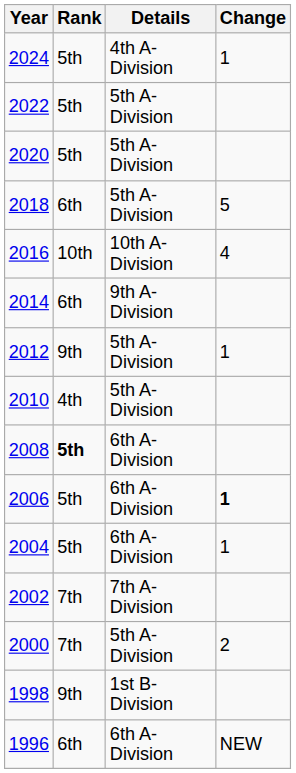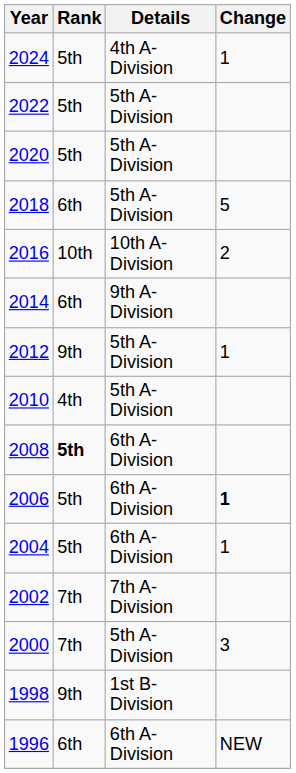(225, 253) 4 -> (225, 253) 2
(225, 645) 2 -> (225, 645) 3
